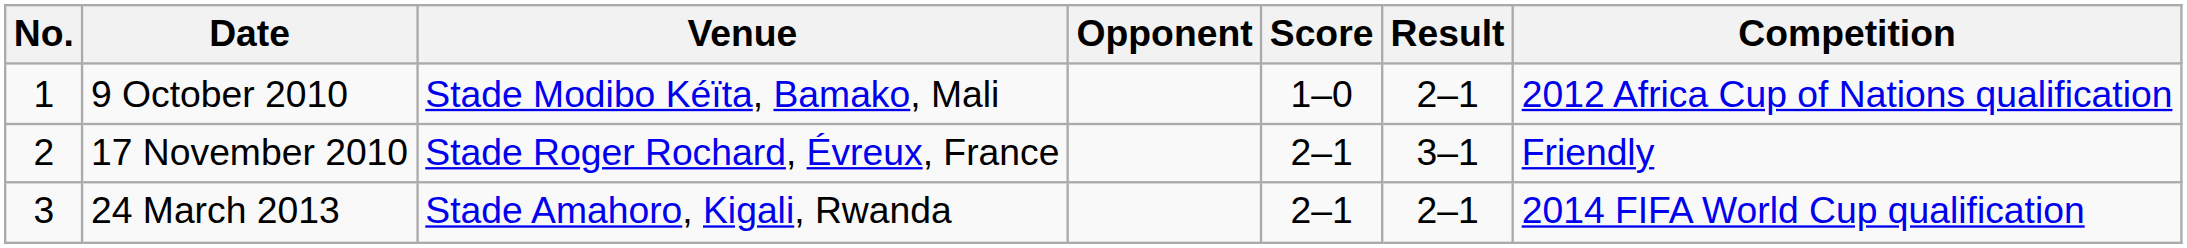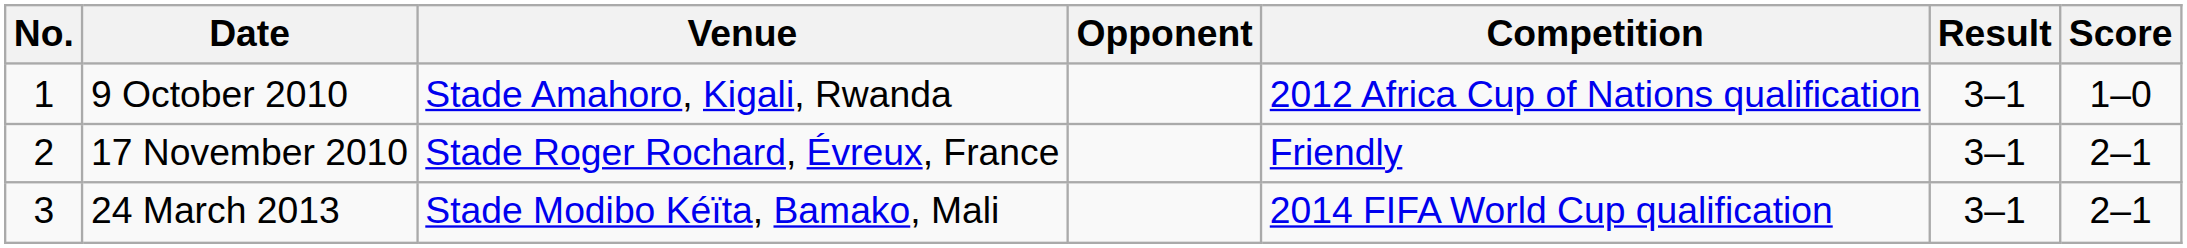columns swapped: (1322, 34) <-> (1847, 34)
(712, 93) Stade Modibo Kéïta, Bamako, Mali -> (688, 93) Stade Amahoro, Kigali, Rwanda
(1448, 93) 2–1 -> (1995, 93) 3–1
(688, 211) Stade Amahoro, Kigali, Rwanda -> (712, 211) Stade Modibo Kéïta, Bamako, Mali
(1448, 211) 2–1 -> (1995, 211) 3–1
